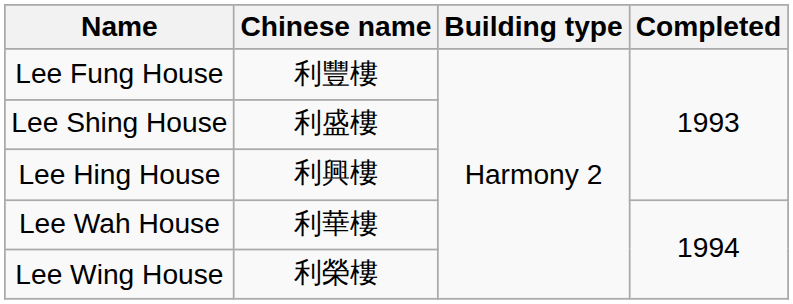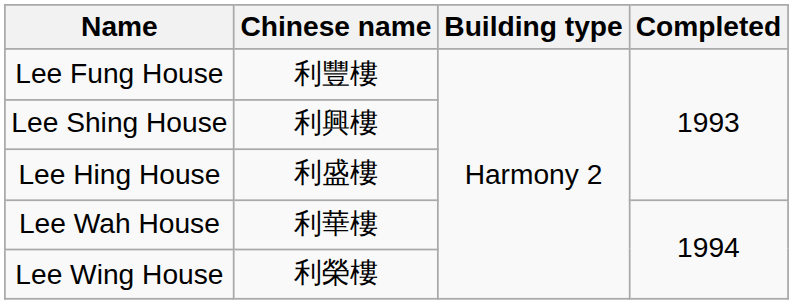(336, 123) 利盛樓 -> (336, 123) 利興樓
(336, 173) 利興樓 -> (336, 173) 利盛樓
